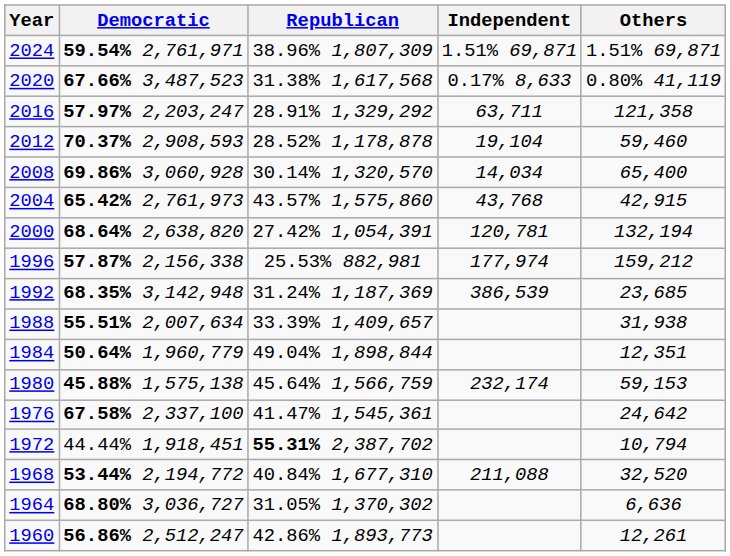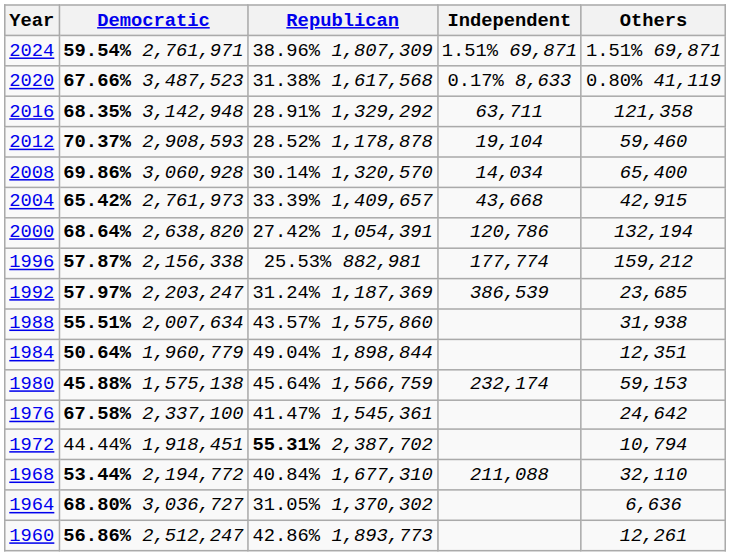(153, 112) 57.97% 2,203,247 -> (153, 112) 68.35% 3,142,948
(343, 203) 43.57% 1,575,860 -> (343, 203) 33.39% 1,409,657
(509, 203) 43,768 -> (509, 203) 43,668
(509, 233) 120,781 -> (509, 233) 120,786
(509, 263) 177,974 -> (509, 263) 177,774
(153, 293) 68.35% 3,142,948 -> (153, 293) 57.97% 2,203,247
(343, 324) 33.39% 1,409,657 -> (343, 324) 43.57% 1,575,860
(654, 475) 32,520 -> (654, 475) 32,110
